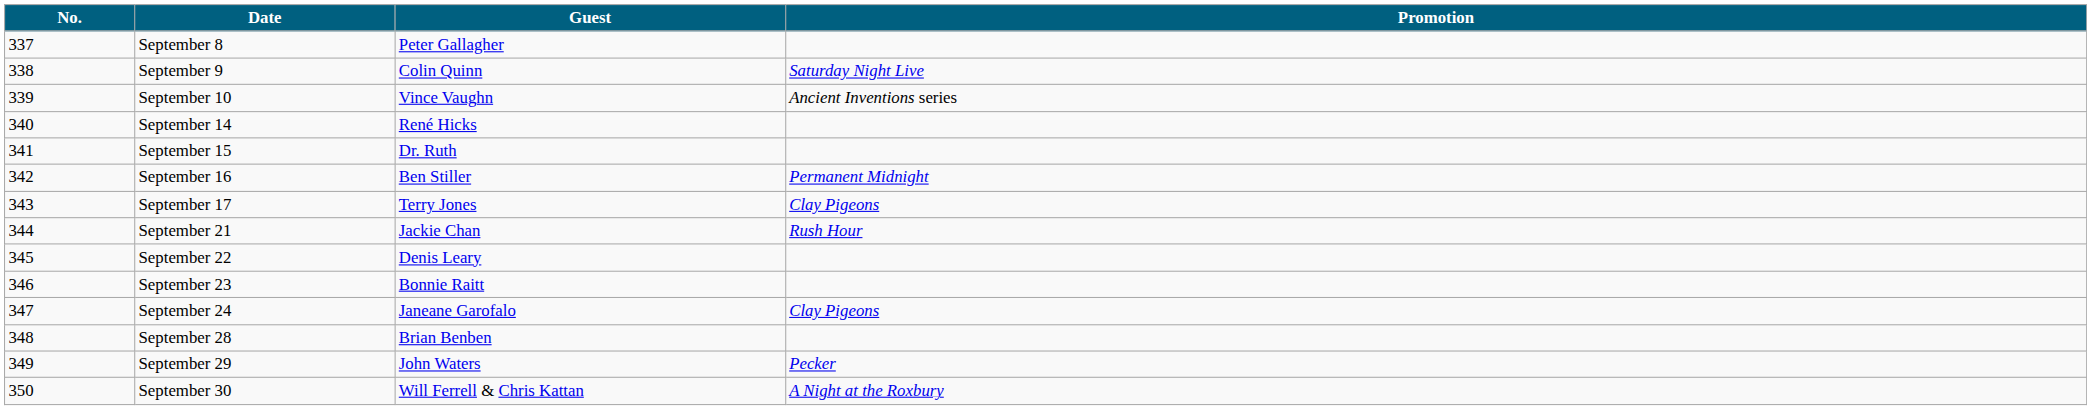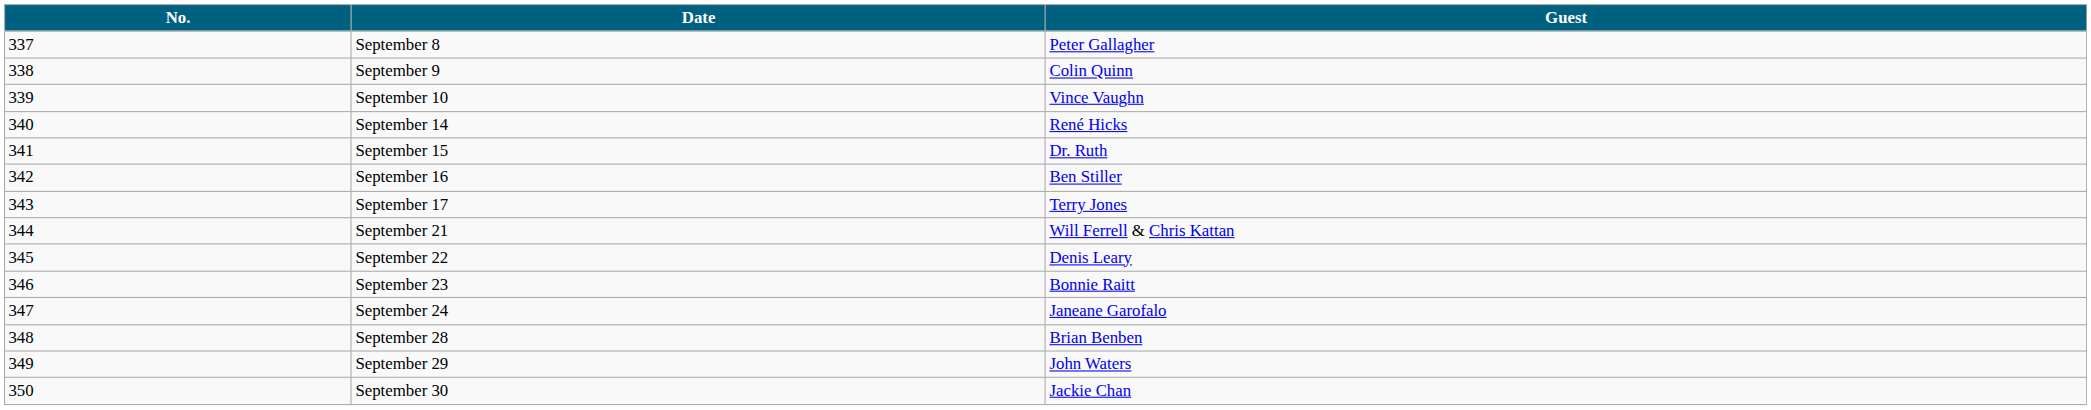- column: (1436, 17)
(440, 230) Jackie Chan -> (1142, 230) Will Ferrell & Chris Kattan
(491, 390) Will Ferrell & Chris Kattan -> (1090, 390) Jackie Chan
